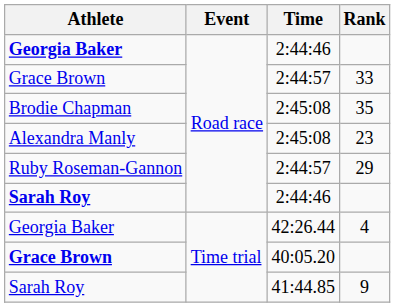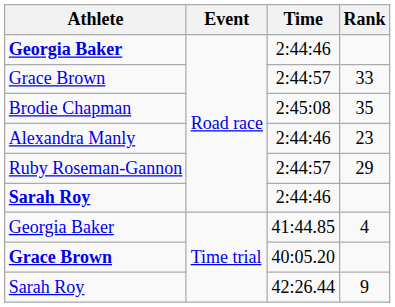(303, 138) 2:45:08 -> (303, 138) 2:44:46
(303, 227) 42:26.44 -> (303, 227) 41:44.85
(303, 286) 41:44.85 -> (303, 286) 42:26.44
